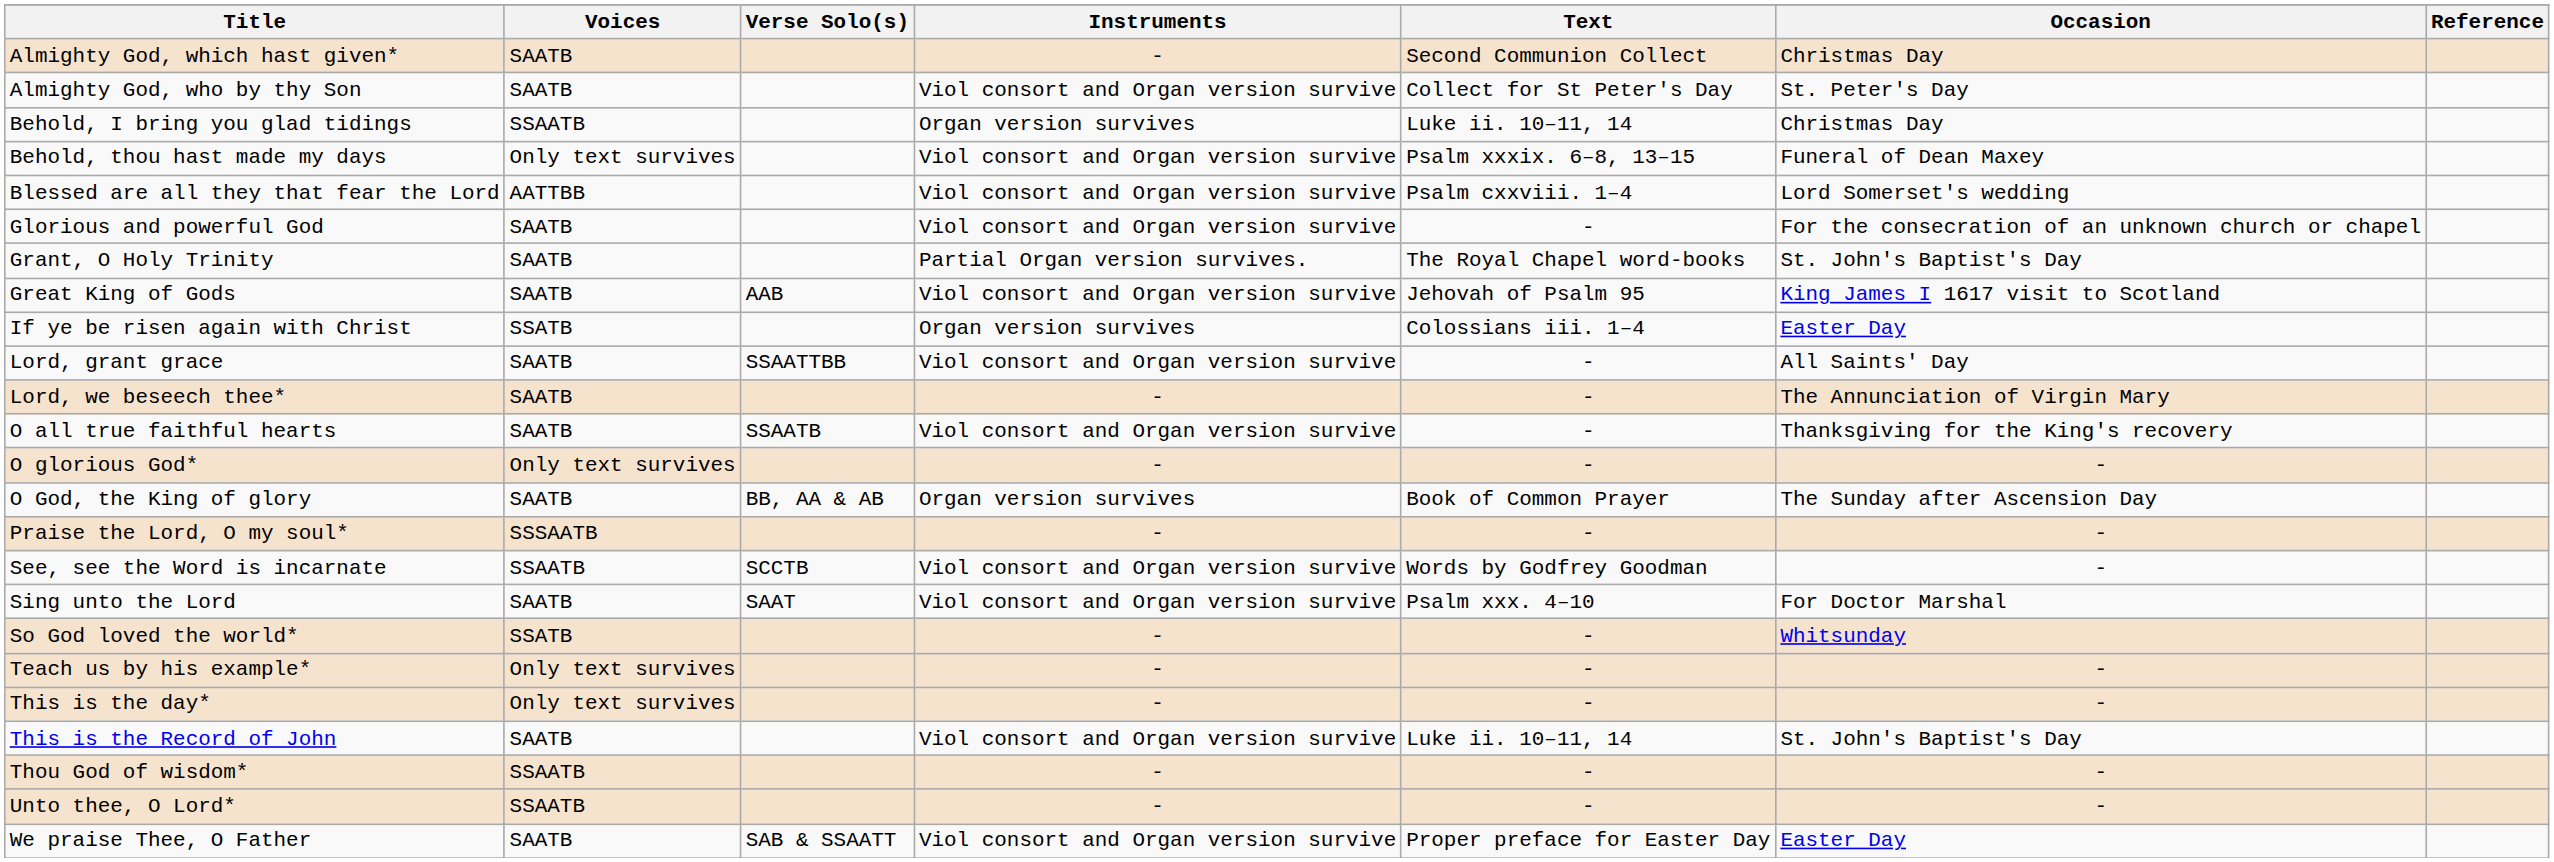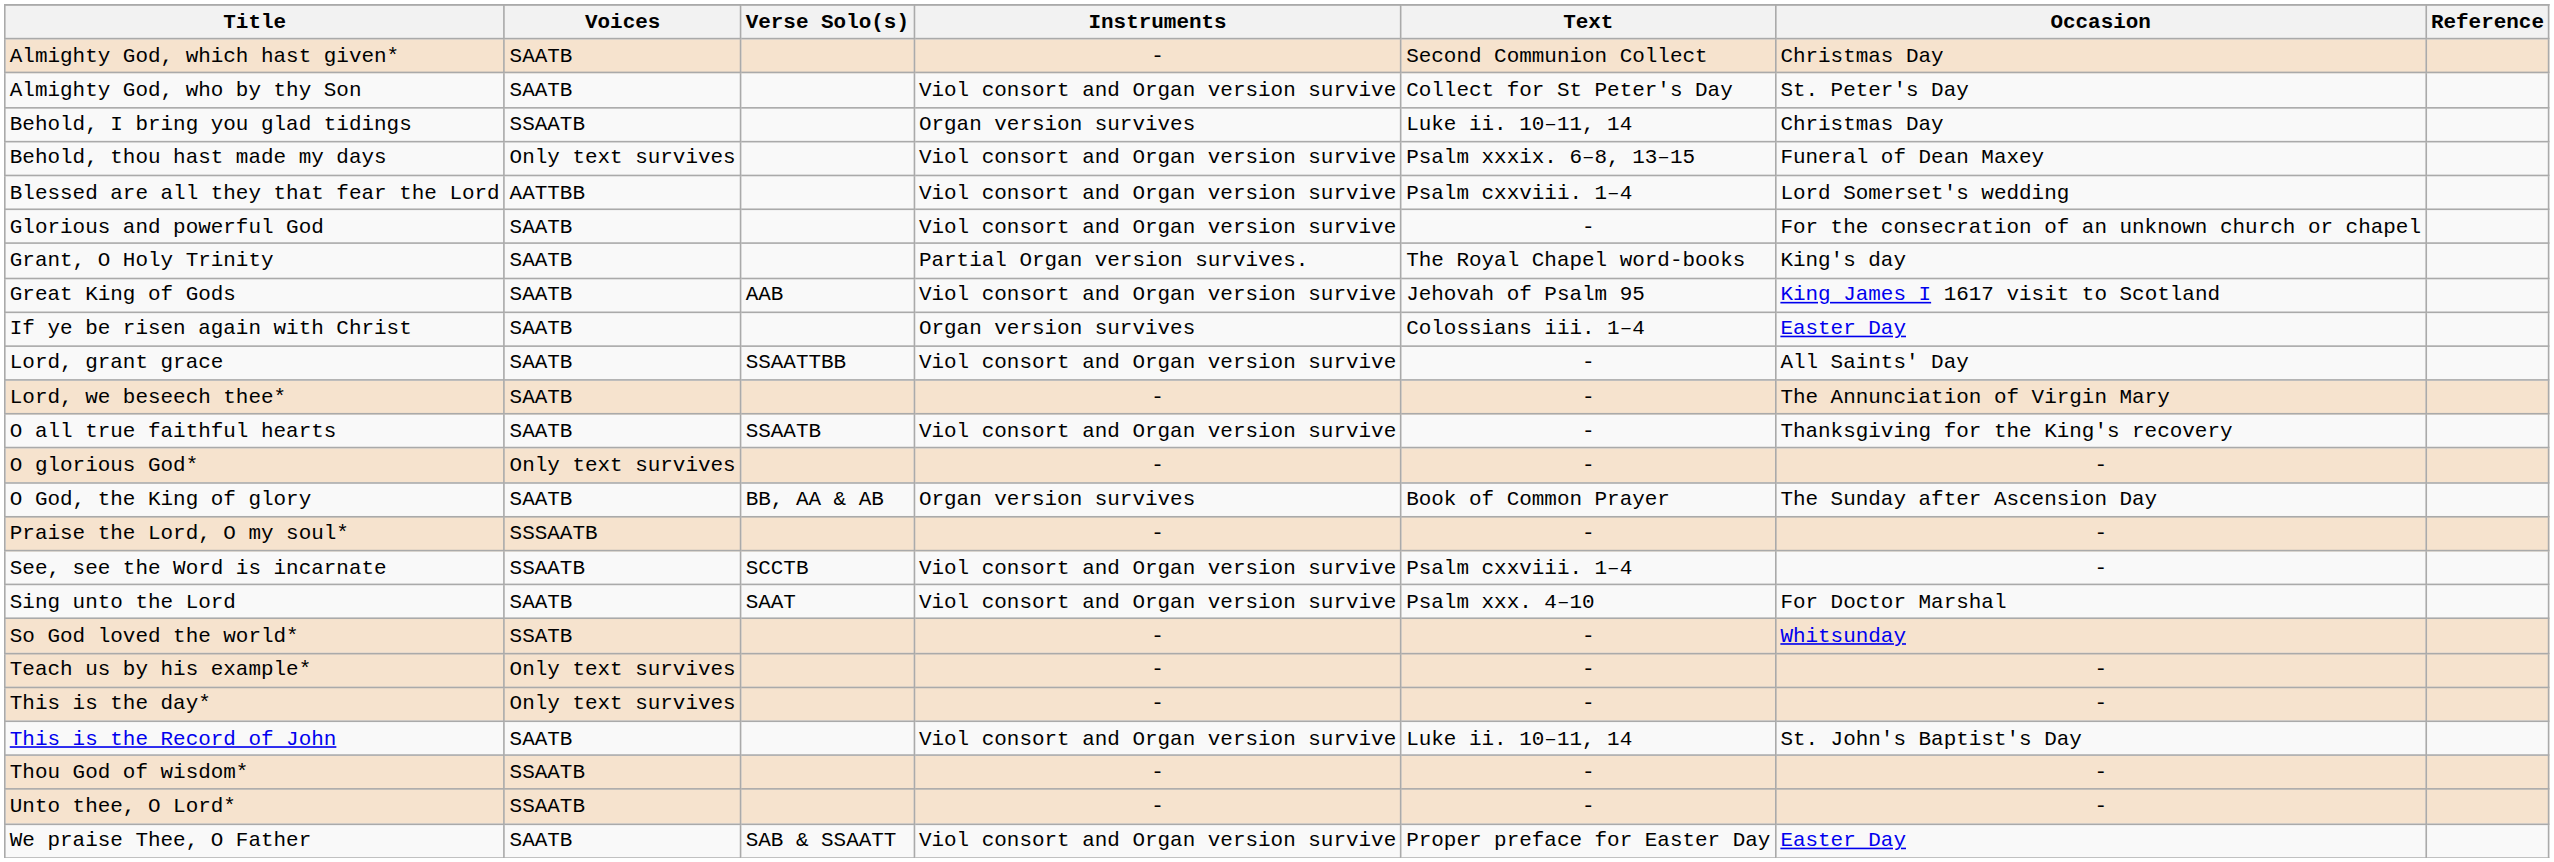(1931, 261) St. John's Baptist's Day -> (1843, 261) King's day
(541, 329) SSATB -> (541, 329) SAATB
(1557, 568) Words by Godfrey Goodman -> (1519, 568) Psalm cxxviii. 1–4
